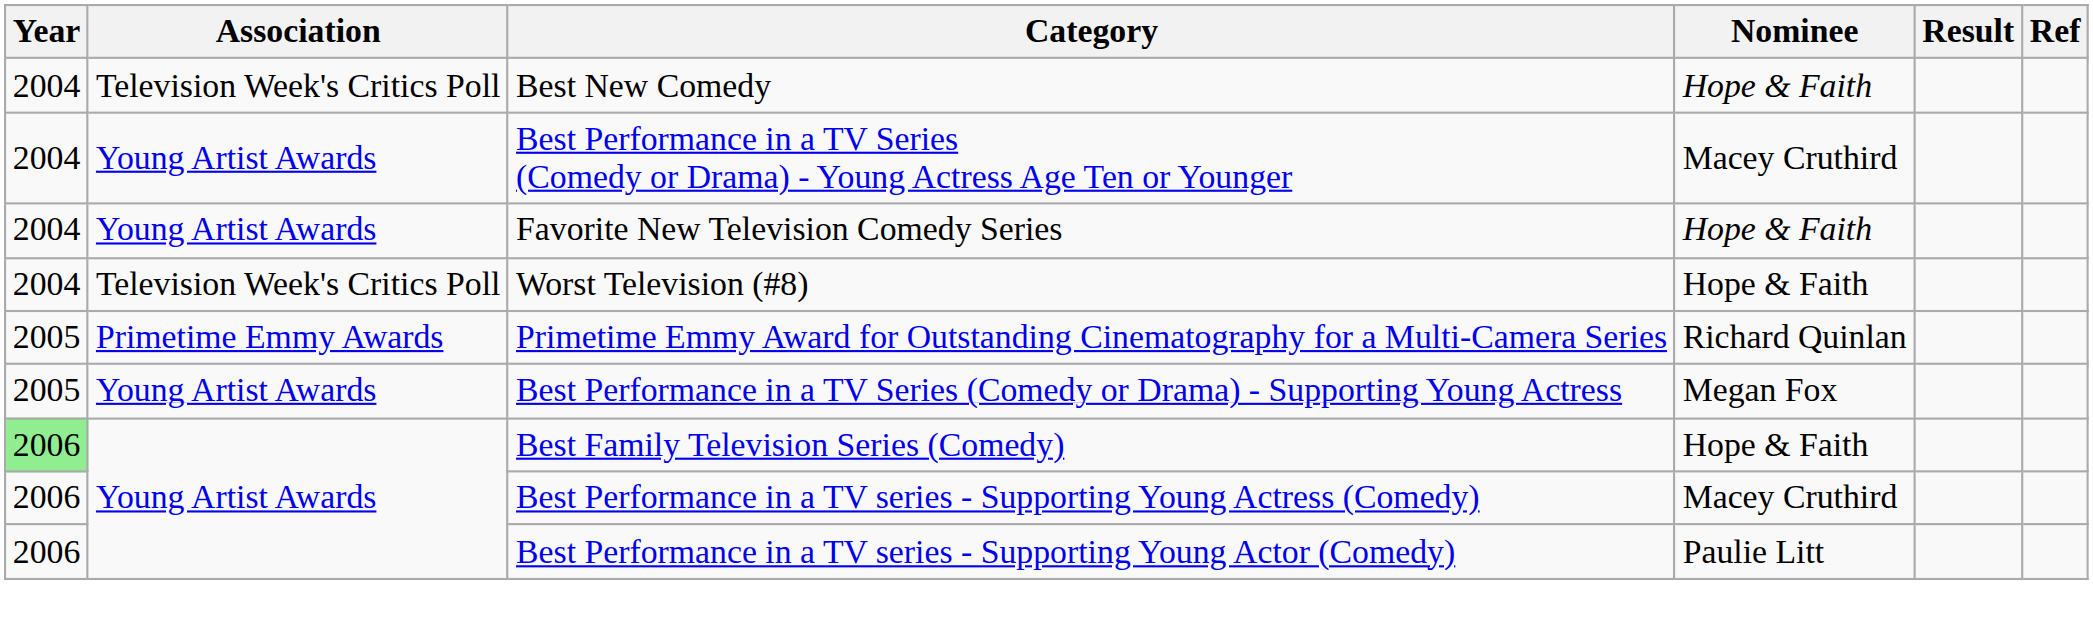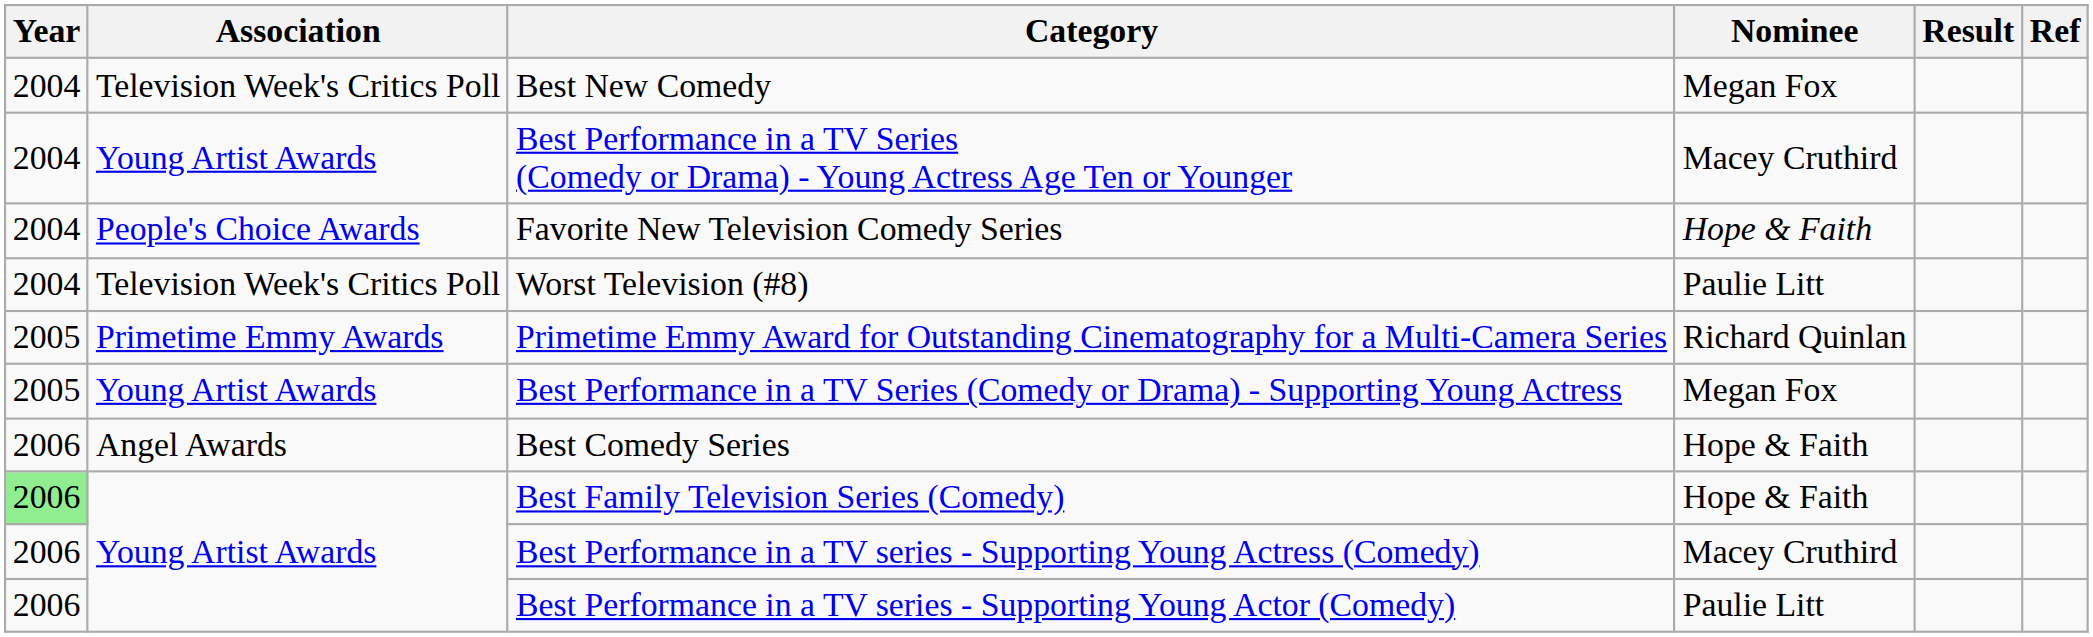(1777, 84) Hope & Faith -> (1760, 84) Megan Fox
(236, 229) Young Artist Awards -> (258, 229) People's Choice Awards
(1775, 283) Hope & Faith -> (1753, 283) Paulie Litt
+ row: (653, 444)
